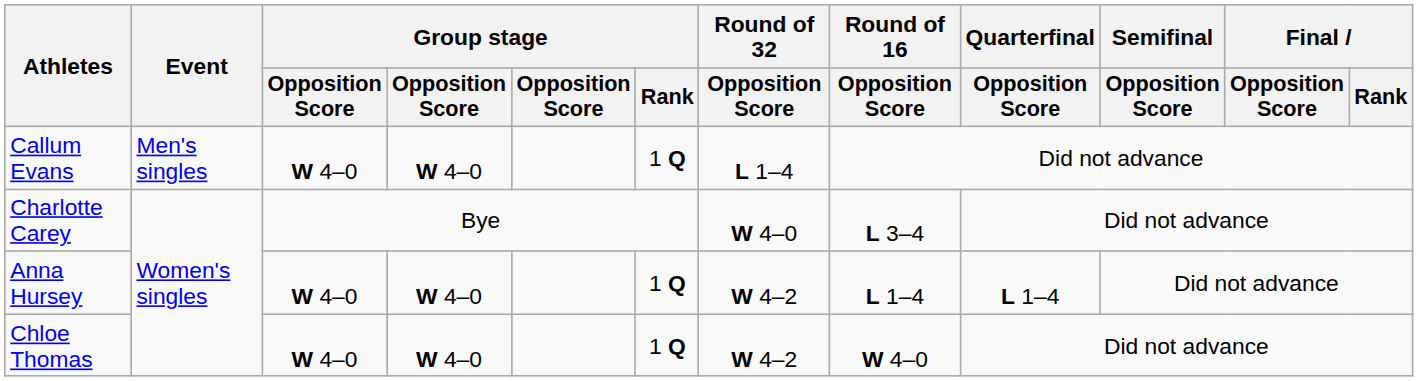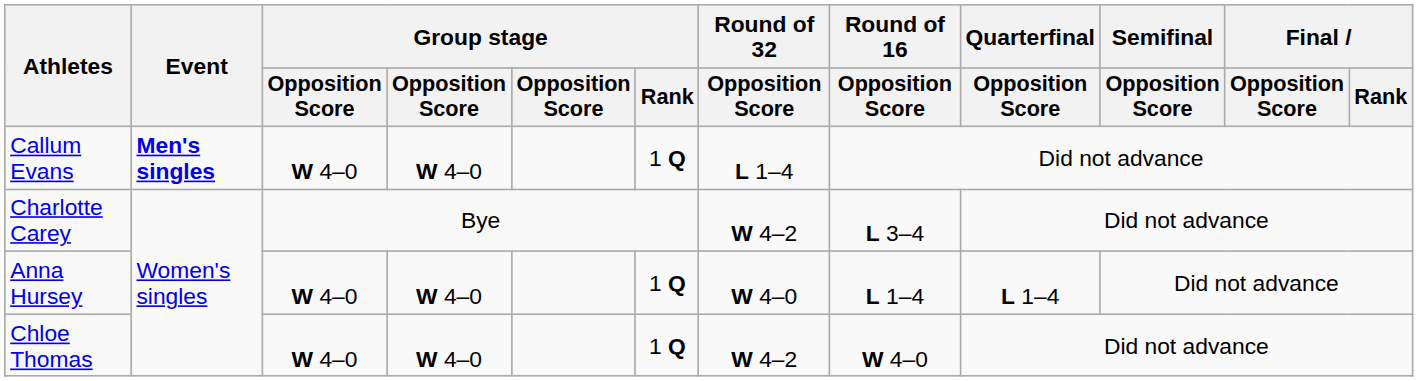(172, 158) normal -> (176, 158) bold
(764, 233) W 4–0 -> (764, 233) W 4–2
(764, 296) W 4–2 -> (764, 296) W 4–0
